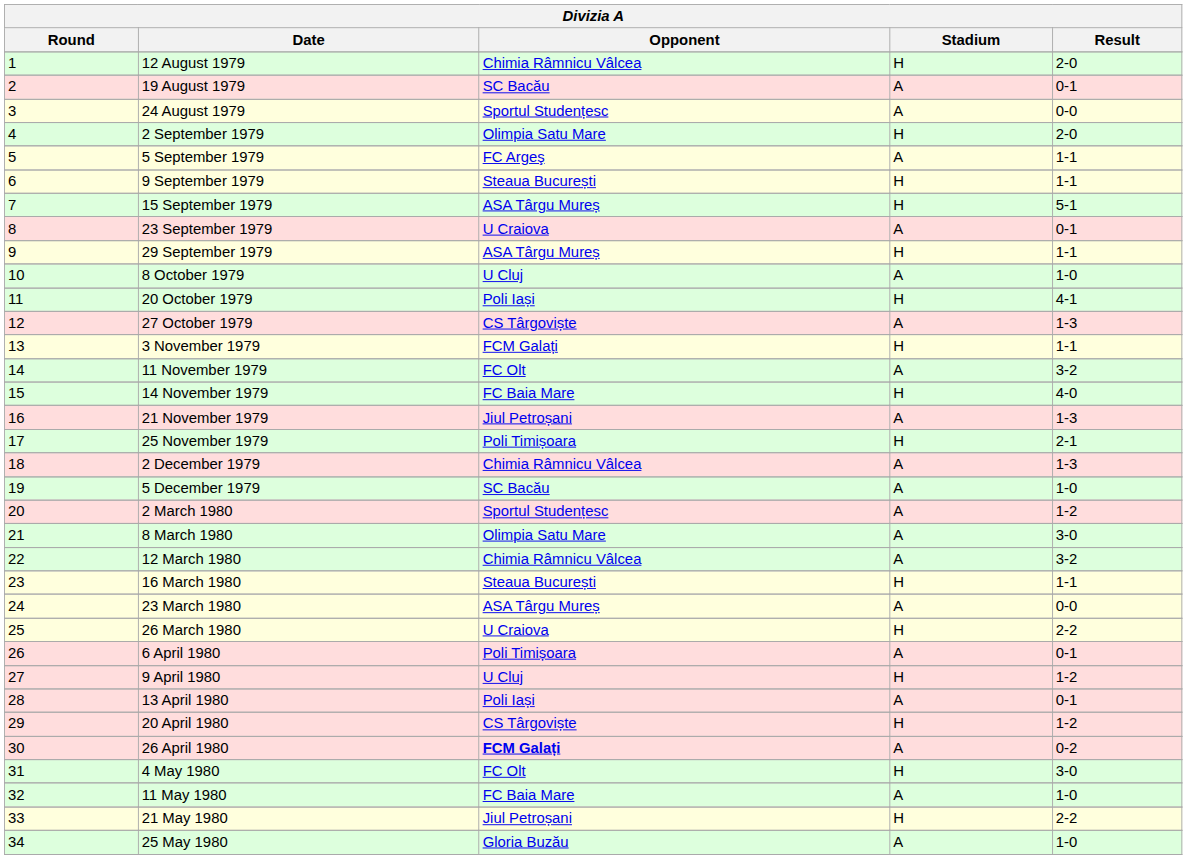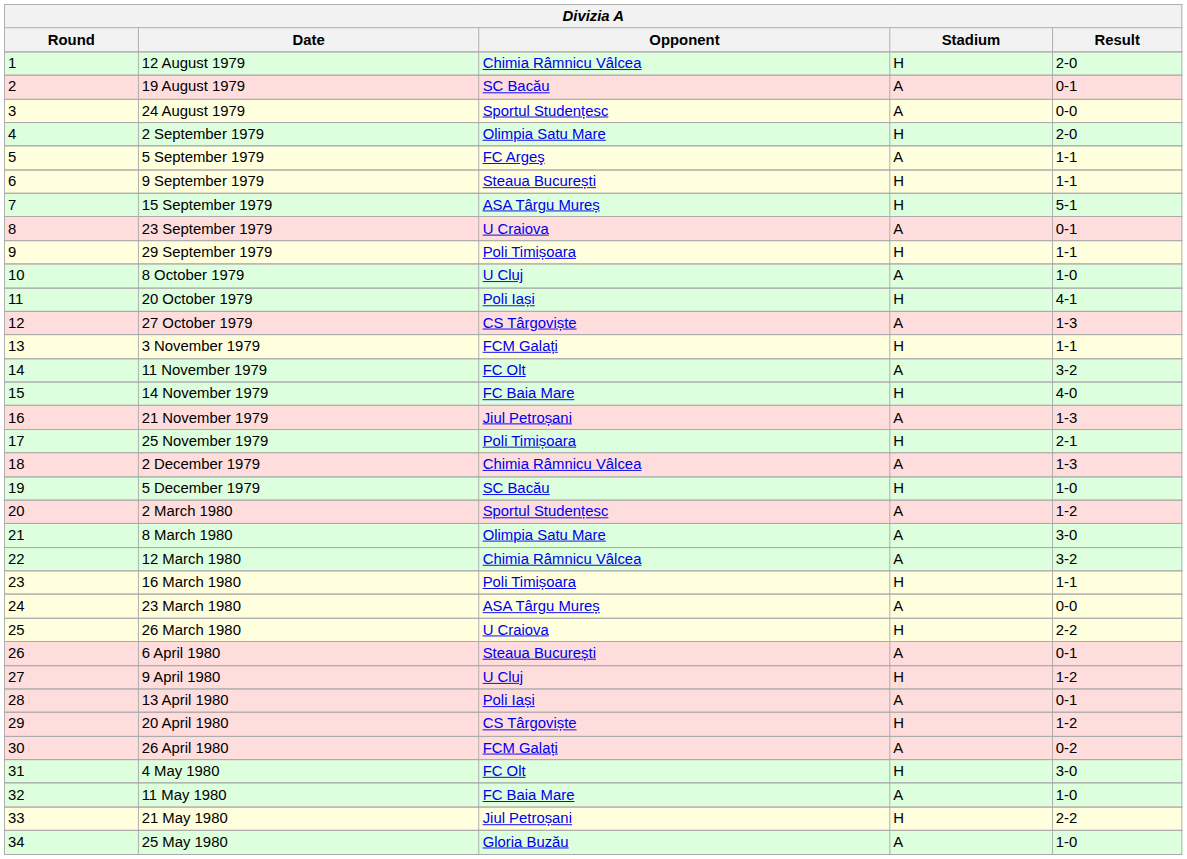(541, 252) ASA Târgu Mureș -> (529, 252) Poli Timișoara
(898, 488) A -> (899, 488) H
(539, 582) Steaua București -> (529, 582) Poli Timișoara
(529, 653) Poli Timișoara -> (539, 653) Steaua București
(521, 747) bold -> (520, 747) normal
